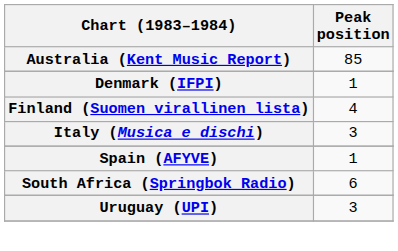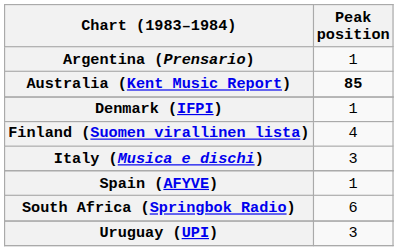+ row: (159, 59)
(353, 59) normal -> (353, 84) bold
